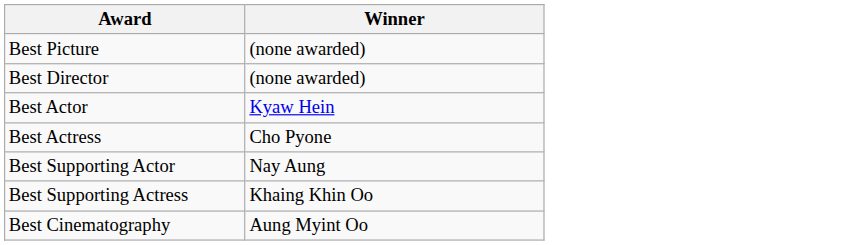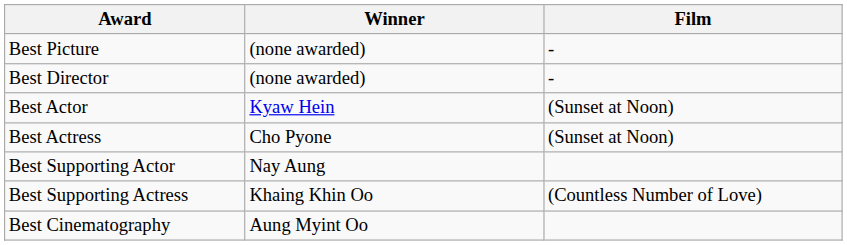+ column: (693, 19)
